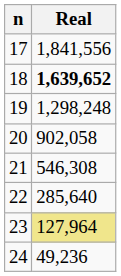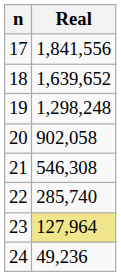(74, 78) bold -> (74, 78) normal
(67, 197) 285,640 -> (67, 197) 285,740
